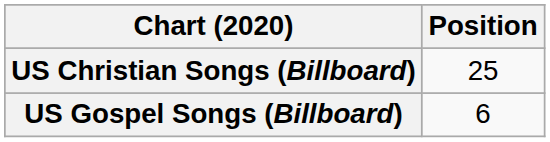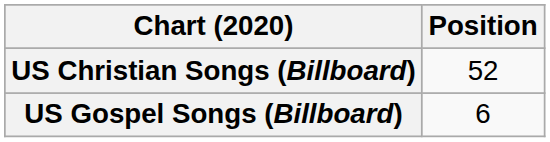(483, 70) 25 -> (483, 70) 52
